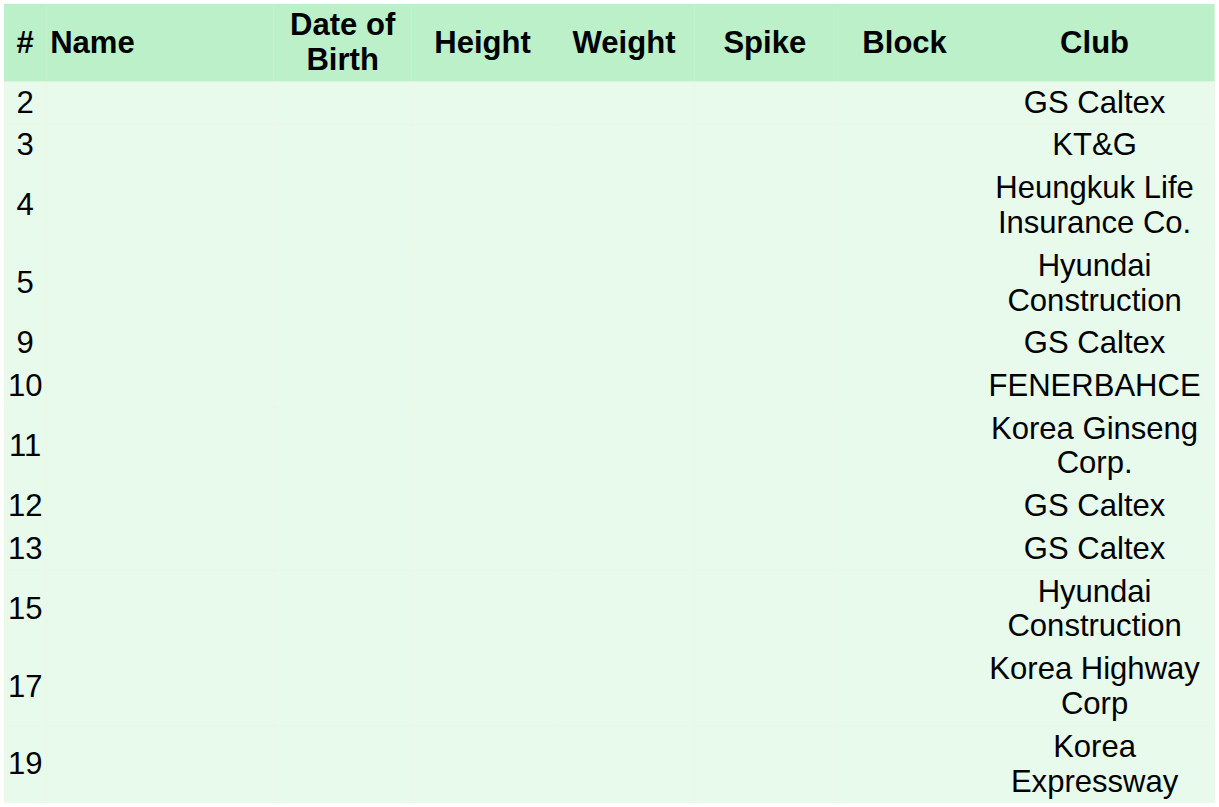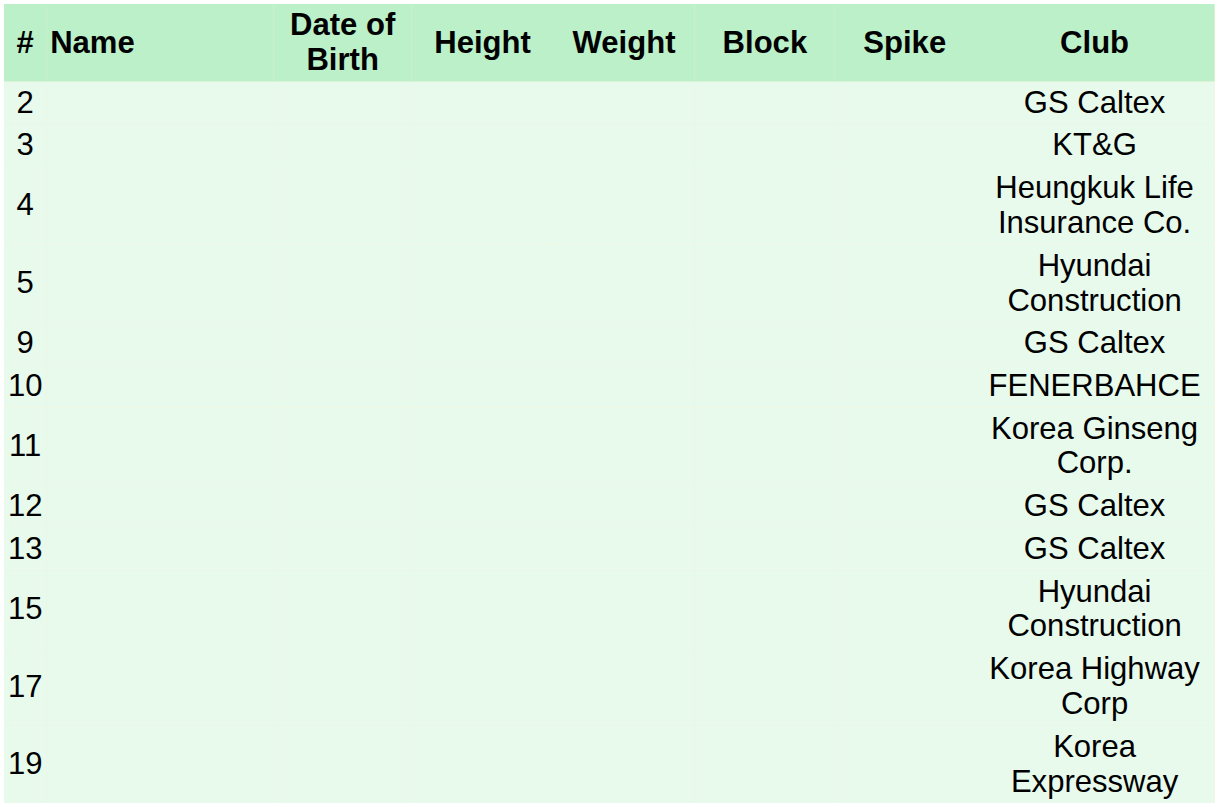columns swapped: (765, 42) <-> (905, 42)
